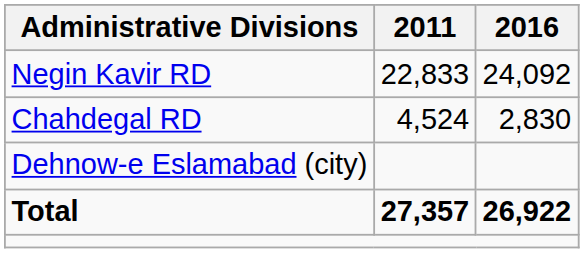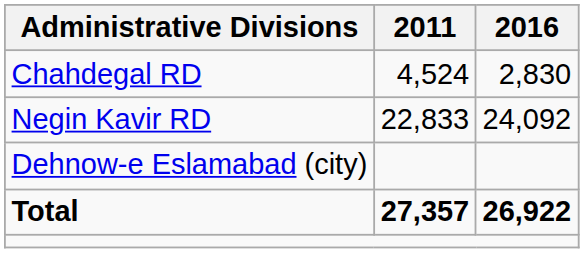rows swapped: (107, 119) <-> (111, 73)
